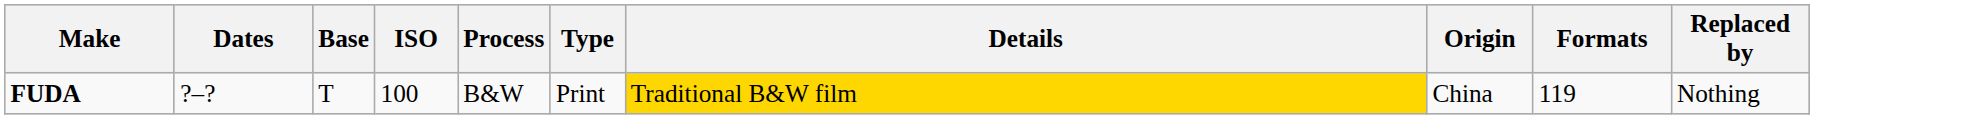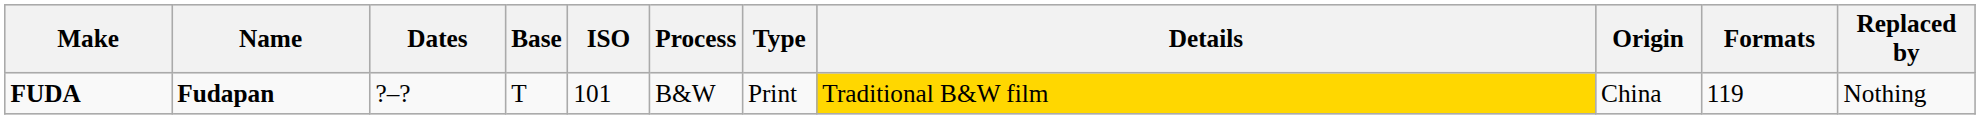+ column: (271, 38)
(399, 93) 100 -> (592, 93) 101
